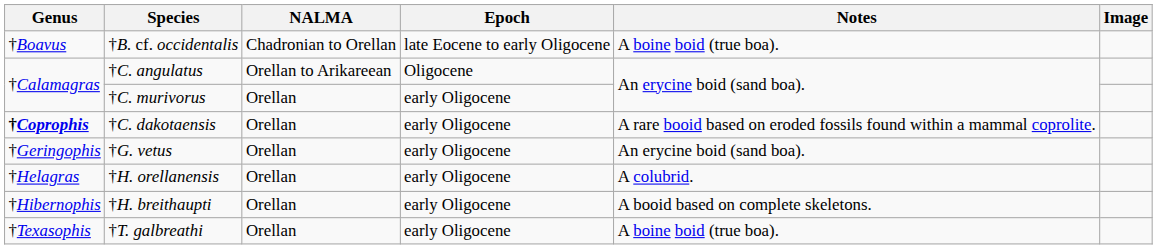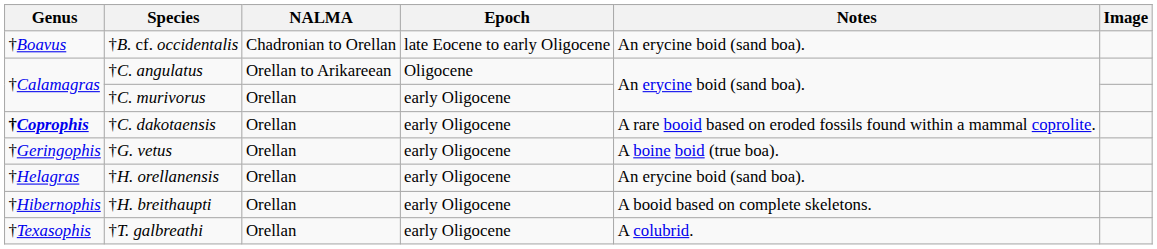(698, 44) A boine boid (true boa). -> (711, 44) An erycine boid (sand boa).
(711, 151) An erycine boid (sand boa). -> (698, 151) A boine boid (true boa).
(656, 177) A colubrid. -> (711, 177) An erycine boid (sand boa).
(698, 230) A boine boid (true boa). -> (656, 230) A colubrid.
